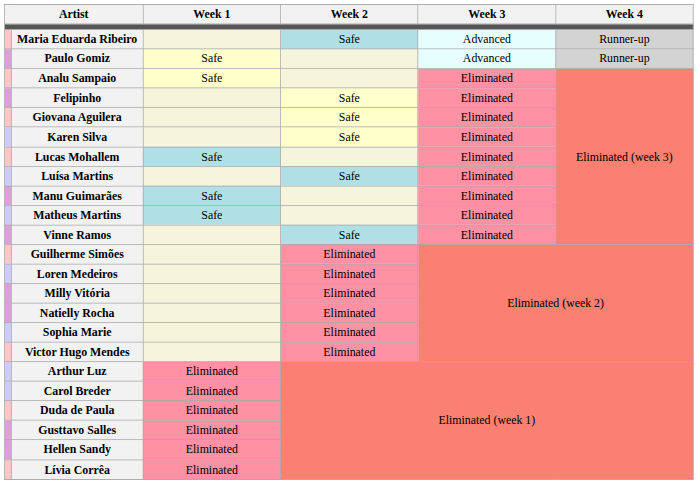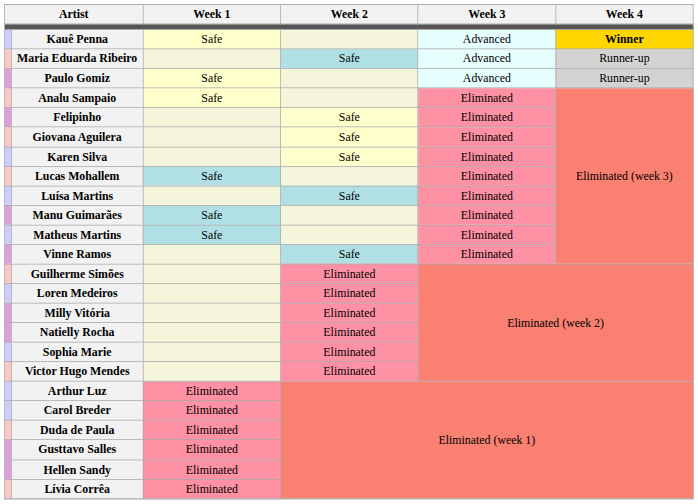+ row: (77, 39)
